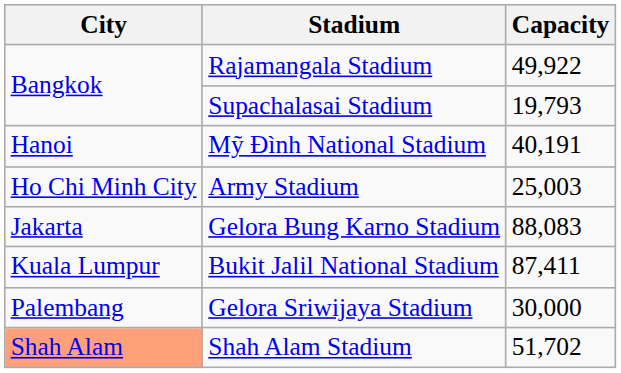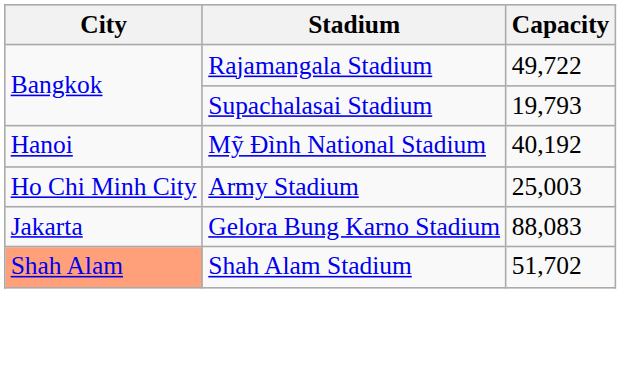(547, 65) 49,922 -> (547, 65) 49,722
(547, 145) 40,191 -> (547, 145) 40,192
- row: (353, 266)
- row: (340, 307)
